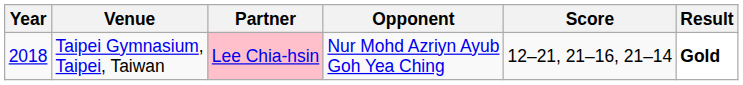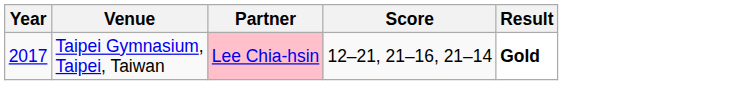- column: (413, 19)
(28, 56) 2018 -> (28, 56) 2017
